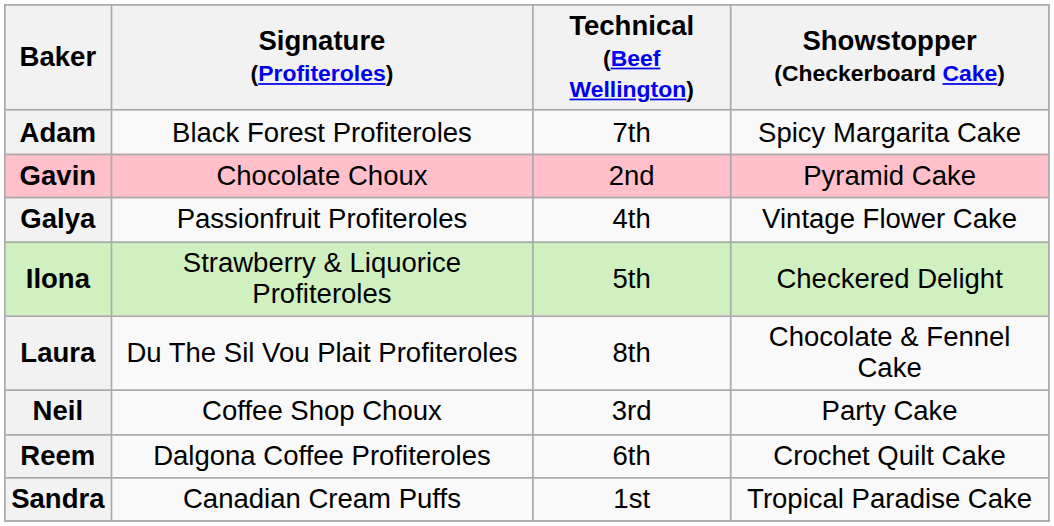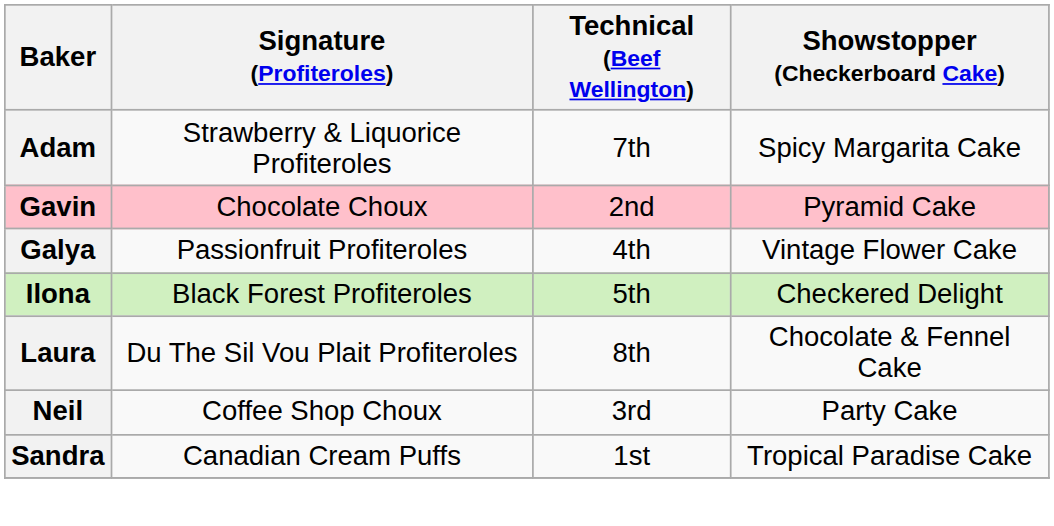(322, 131) Black Forest Profiteroles -> (322, 147) Strawberry & Liquorice Profiteroles
(322, 278) Strawberry & Liquorice Profiteroles -> (322, 293) Black Forest Profiteroles
- row: (58, 455)
